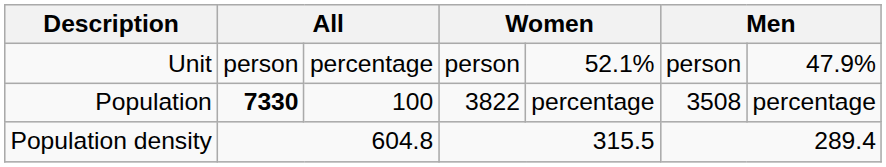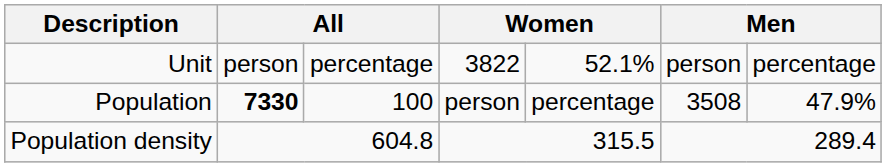(482, 63) person -> (492, 63) 3822
(841, 63) 47.9% -> (814, 63) percentage
(492, 102) 3822 -> (482, 102) person
(814, 102) percentage -> (841, 102) 47.9%
